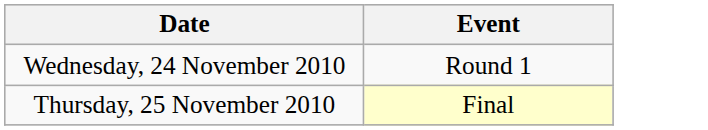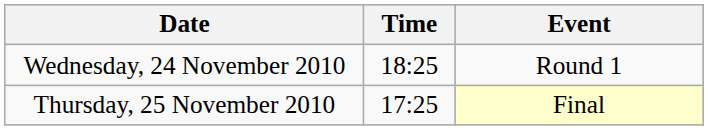+ column: (409, 24)
